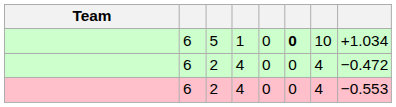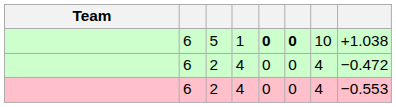(266, 41) normal -> (266, 41) bold
(364, 41) +1.034 -> (364, 41) +1.038
